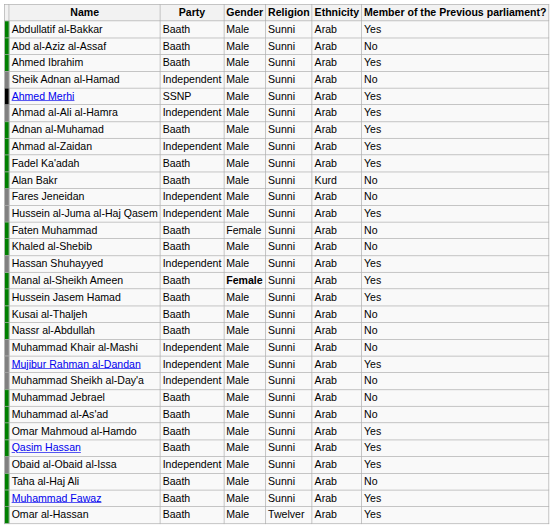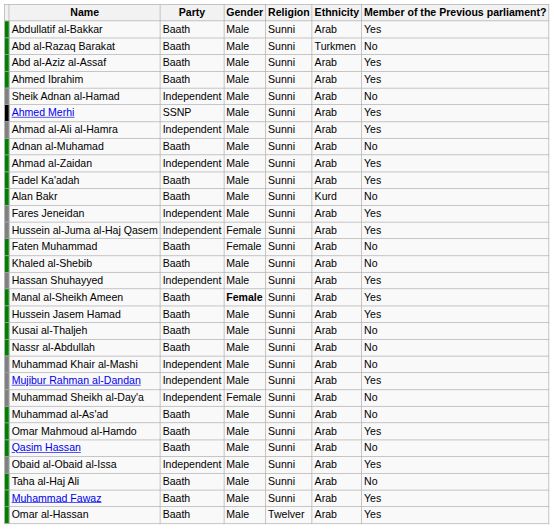+ row: (63, 46)
(371, 46) No -> (373, 63) Yes
(373, 130) Yes -> (371, 146) No
(371, 197) No -> (373, 213) Yes
(238, 213) Male -> (244, 230) Female
(238, 381) Male -> (244, 398) Female
- row: (58, 398)
(373, 448) Yes -> (371, 448) No
